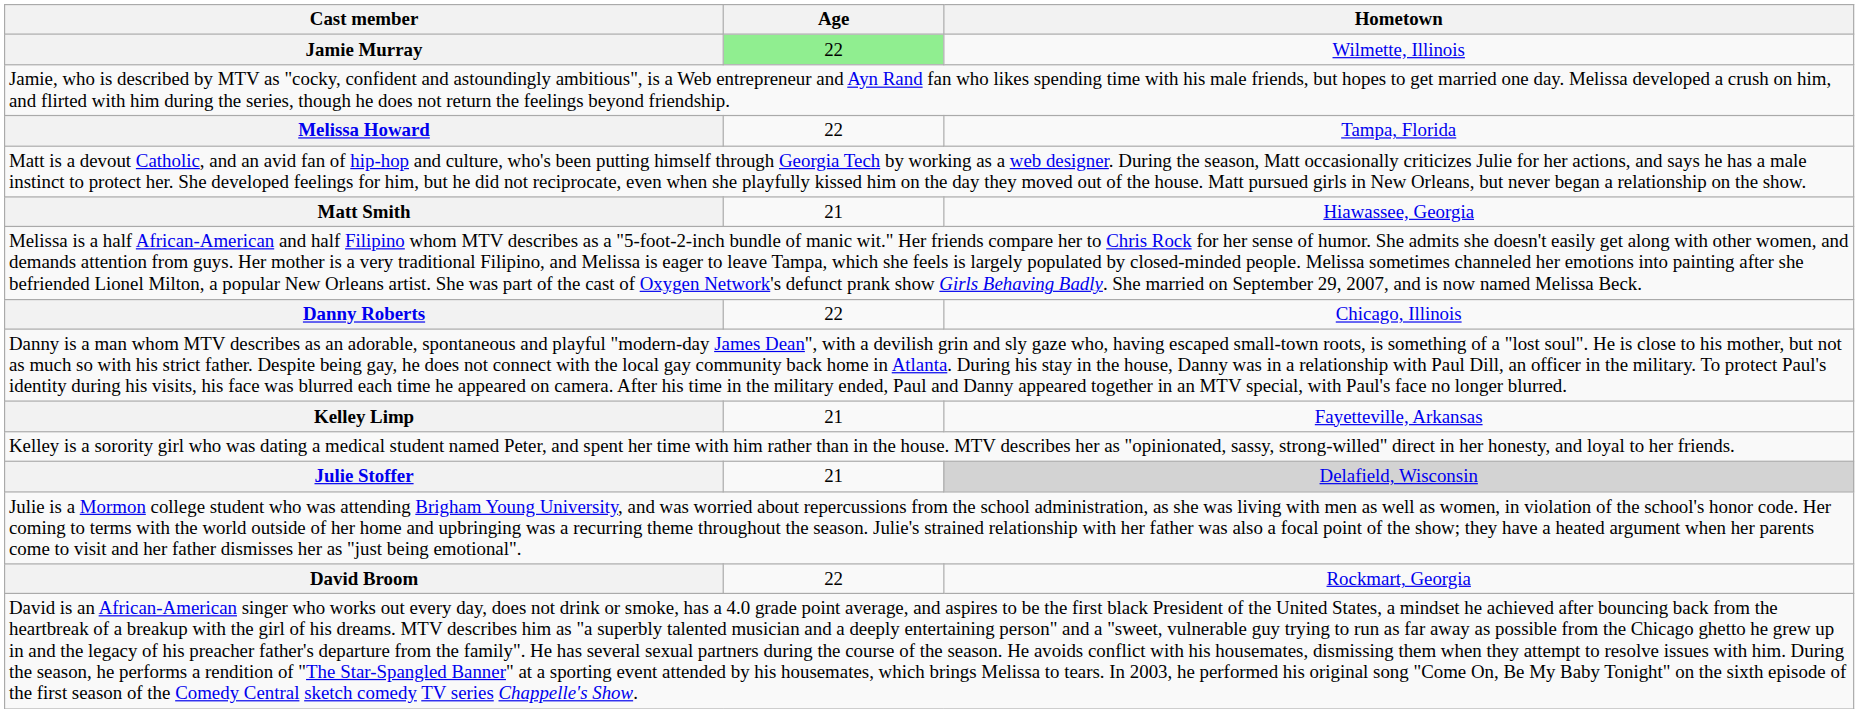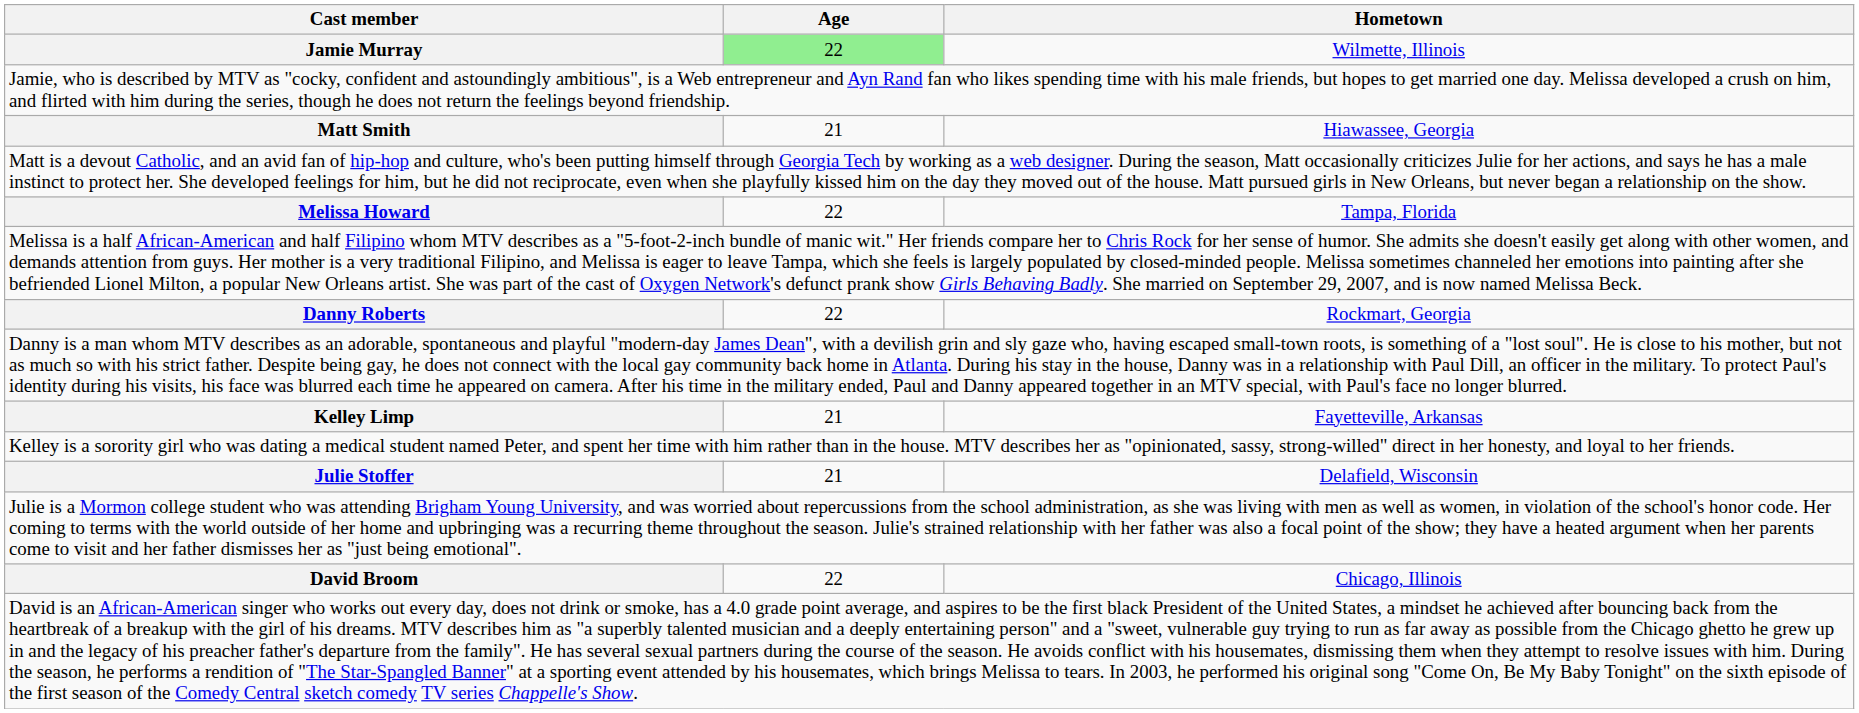rows swapped: (364, 211) <-> (364, 130)
(1399, 314) Chicago, Illinois -> (1399, 314) Rockmart, Georgia
(1399, 476) lightgrey background -> (1399, 476) no background
(1399, 578) Rockmart, Georgia -> (1399, 578) Chicago, Illinois
